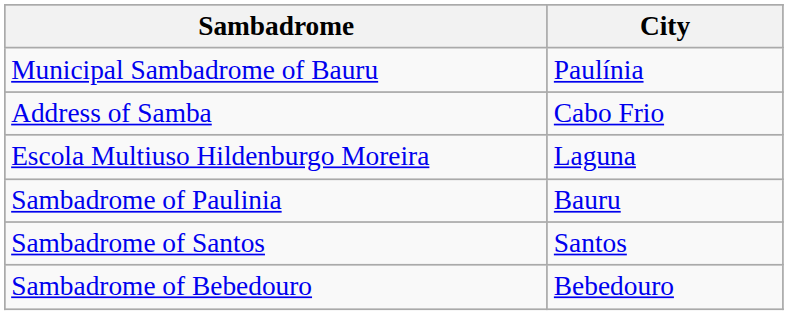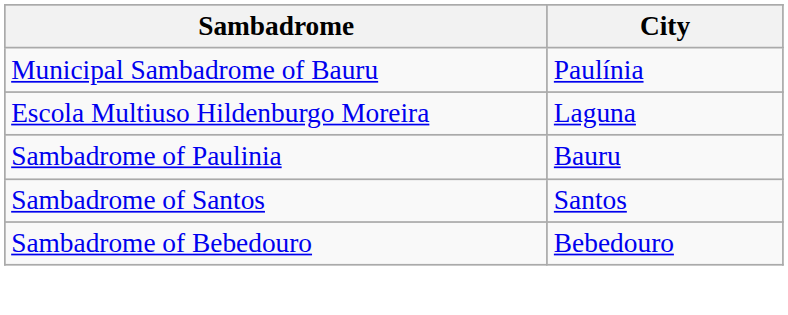- row: (111, 112)
